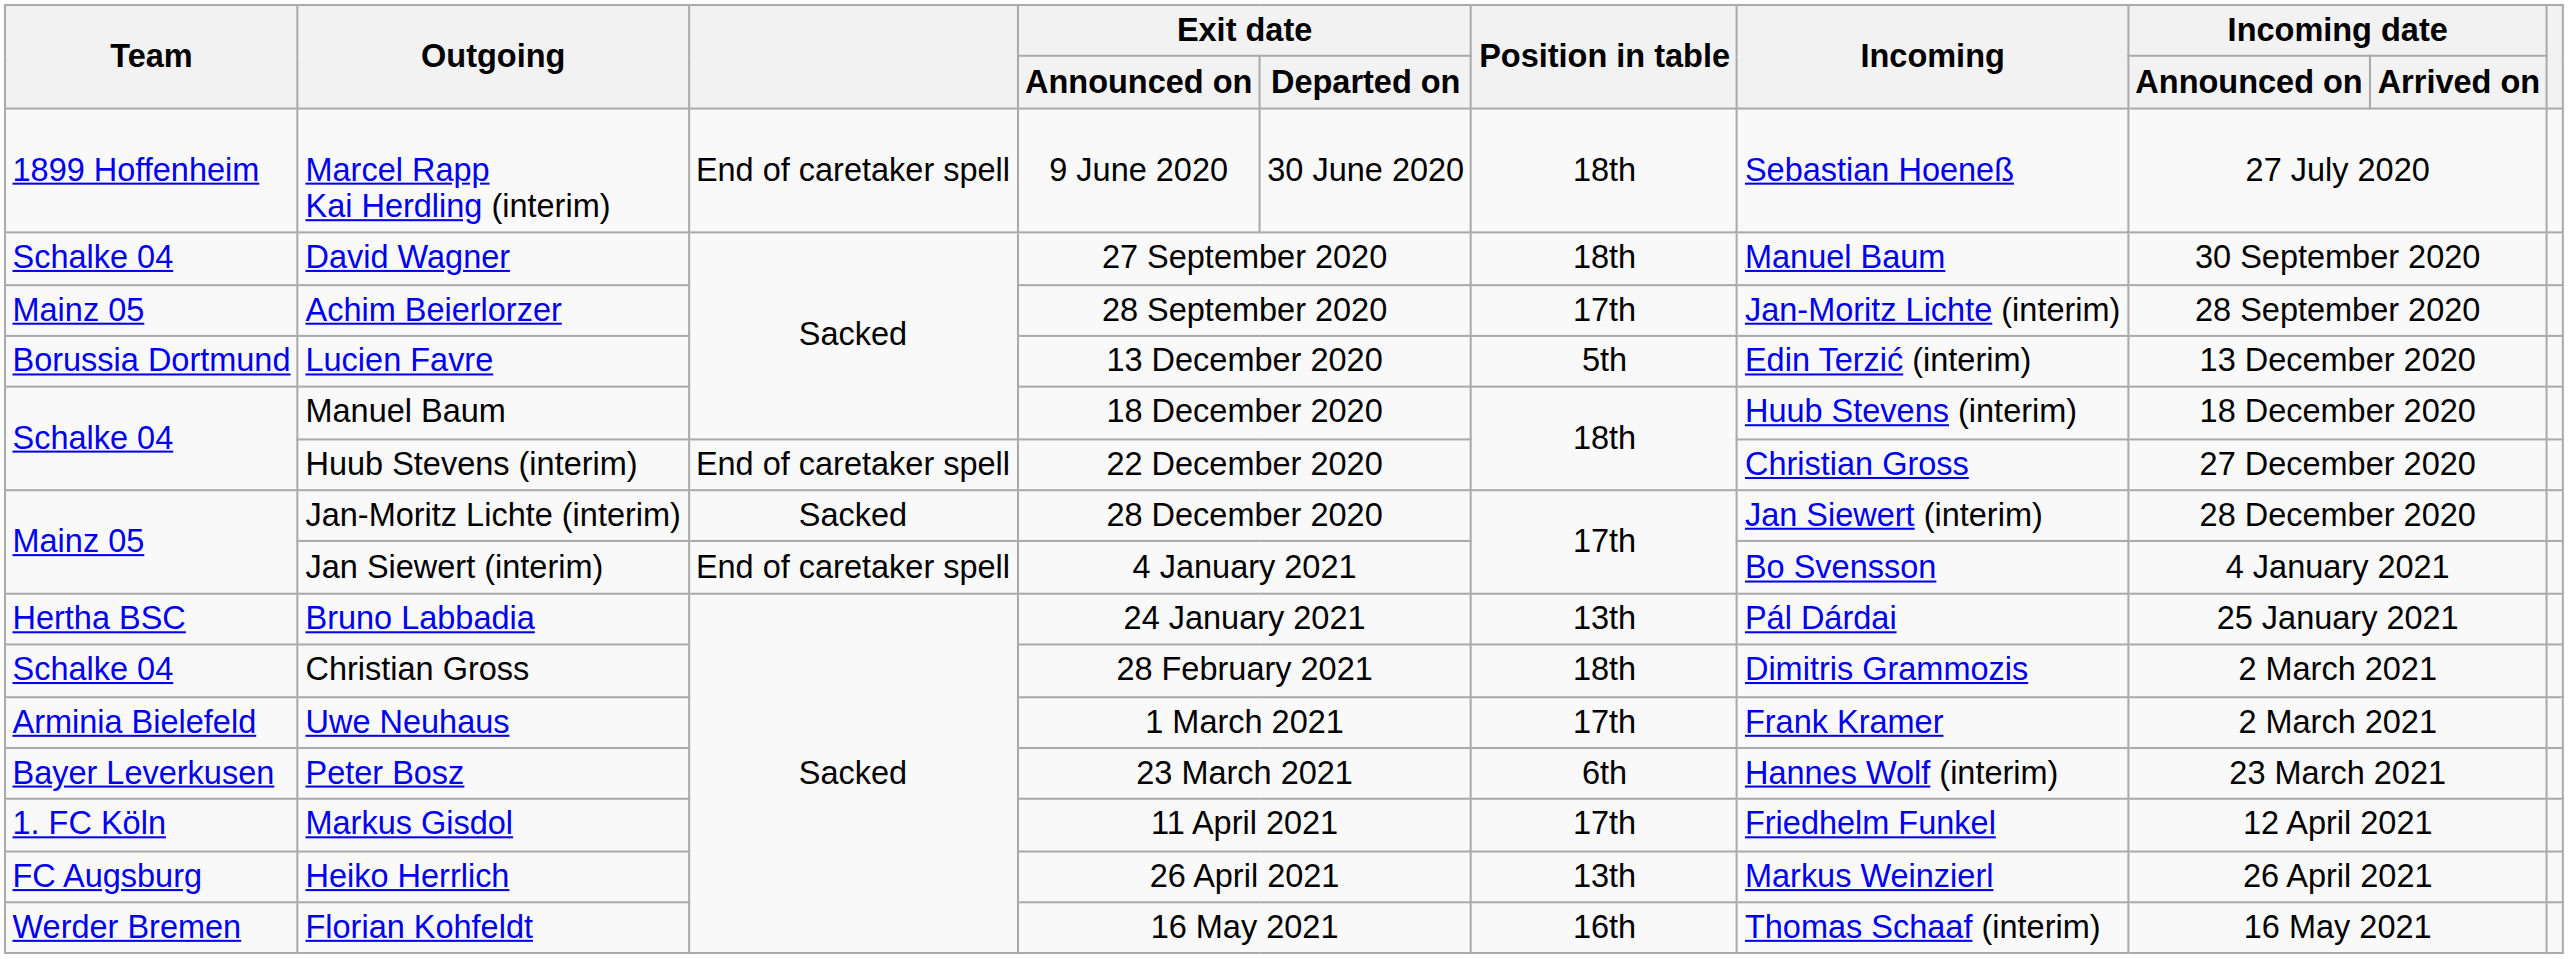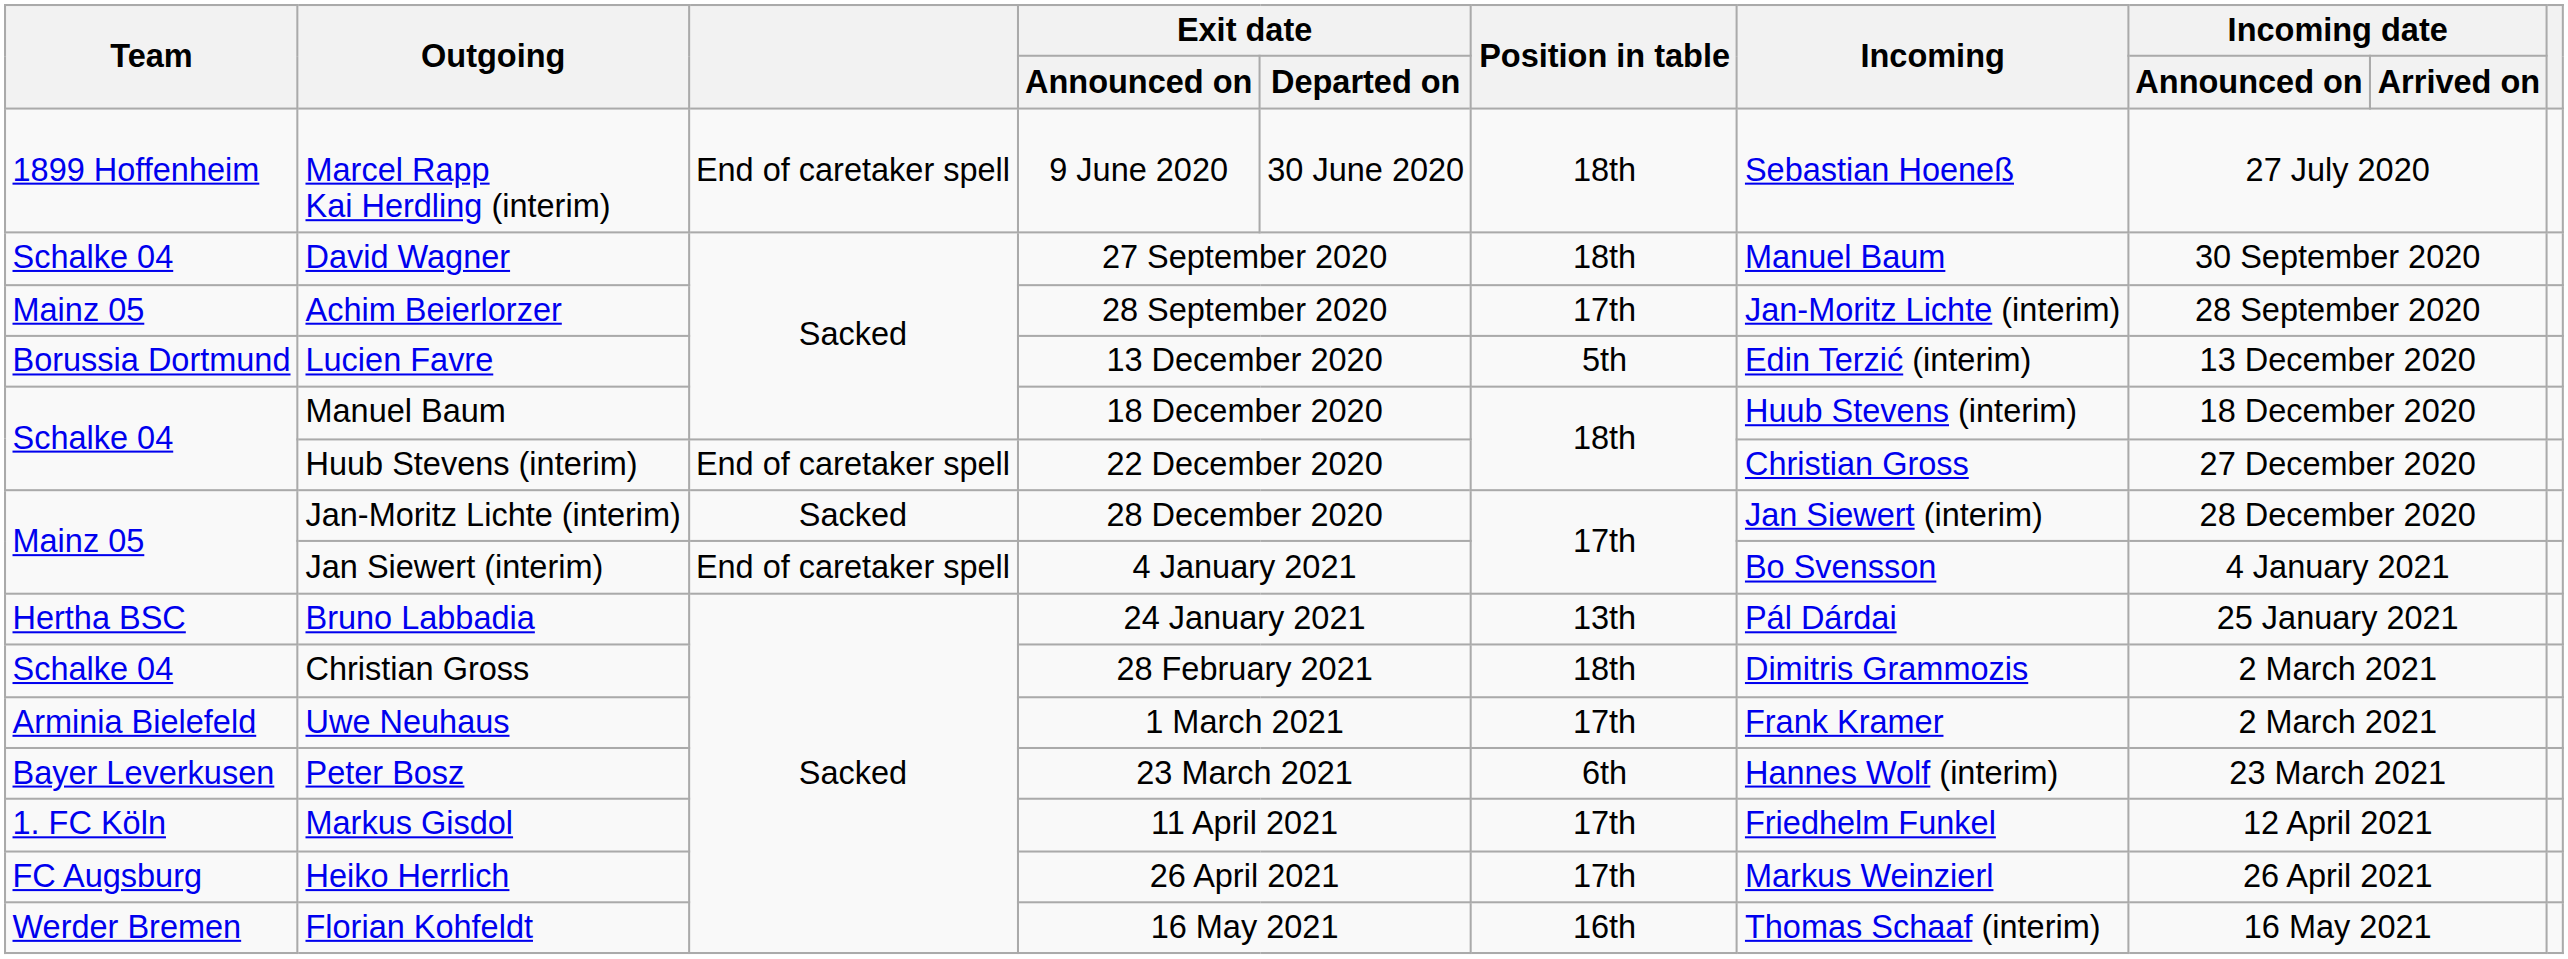(1605, 876) 13th -> (1605, 876) 17th
